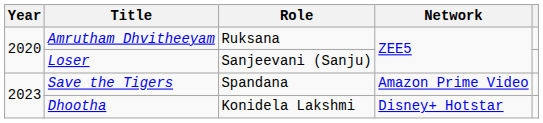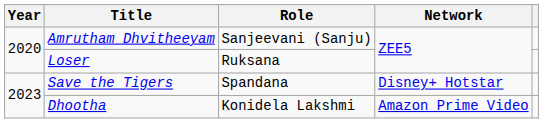(251, 39) Ruksana -> (297, 39) Sanjeevani (Sanju)
(297, 61) Sanjeevani (Sanju) -> (251, 61) Ruksana
(453, 84) Amazon Prime Video -> (441, 84) Disney+ Hotstar
(441, 107) Disney+ Hotstar -> (453, 107) Amazon Prime Video
